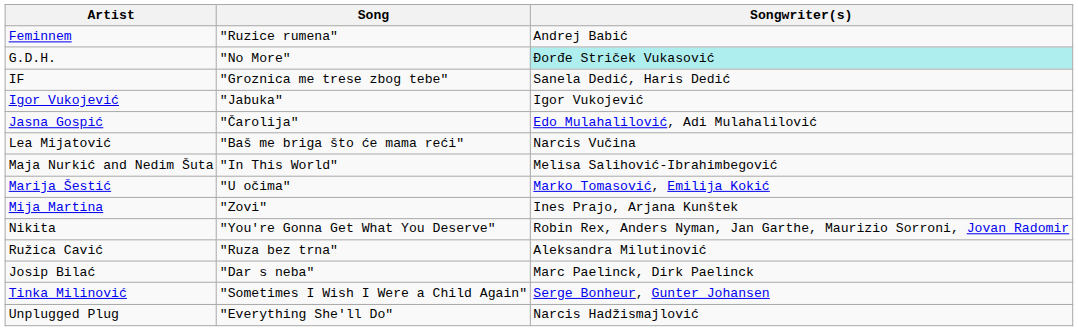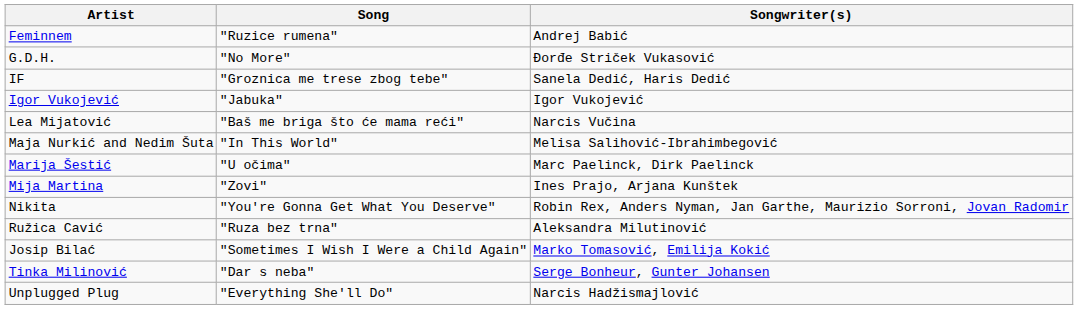(624, 58) paleturquoise background -> (624, 58) no background
- row: (56, 122)
(652, 186) Marko Tomasović, Emilija Kokić -> (644, 165) Marc Paelinck, Dirk Paelinck
(267, 272) "Dar s neba" -> (373, 251) "Sometimes I Wish I Were a Child Again"
(644, 272) Marc Paelinck, Dirk Paelinck -> (652, 251) Marko Tomasović, Emilija Kokić
(373, 293) "Sometimes I Wish I Were a Child Again" -> (267, 272) "Dar s neba"
